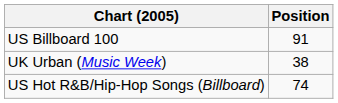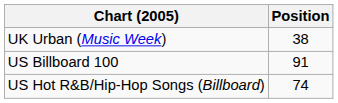rows swapped: (87, 62) <-> (63, 39)
